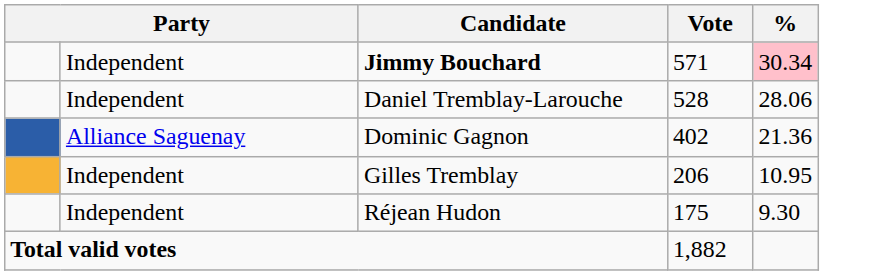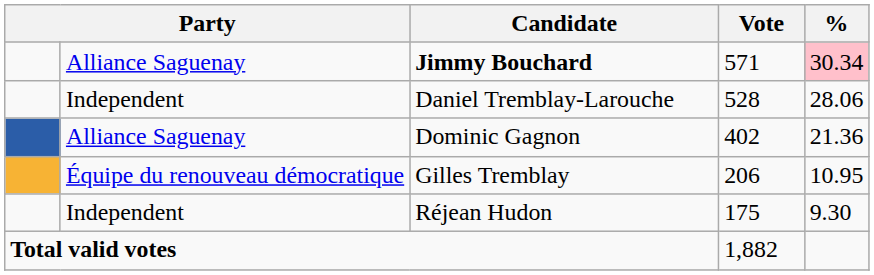(125, 61) Independent -> (156, 61) Alliance Saguenay
(125, 174) Independent -> (235, 174) Équipe du renouveau démocratique
